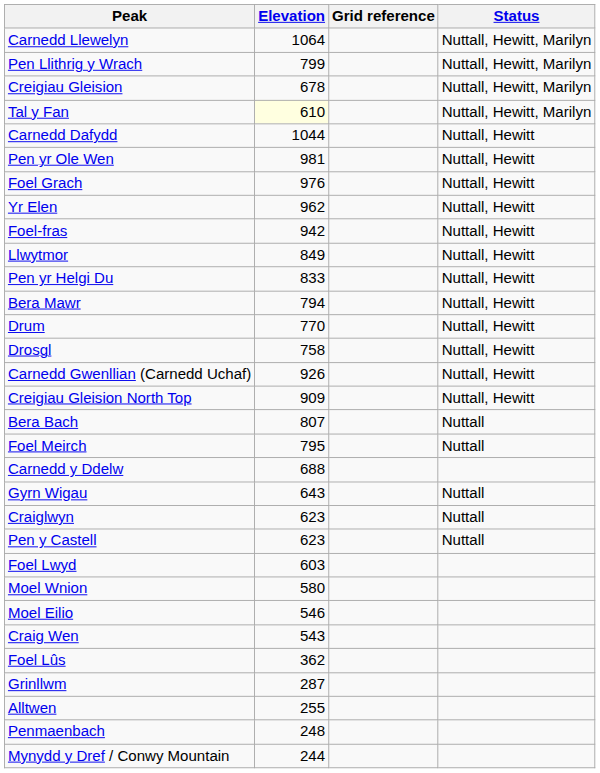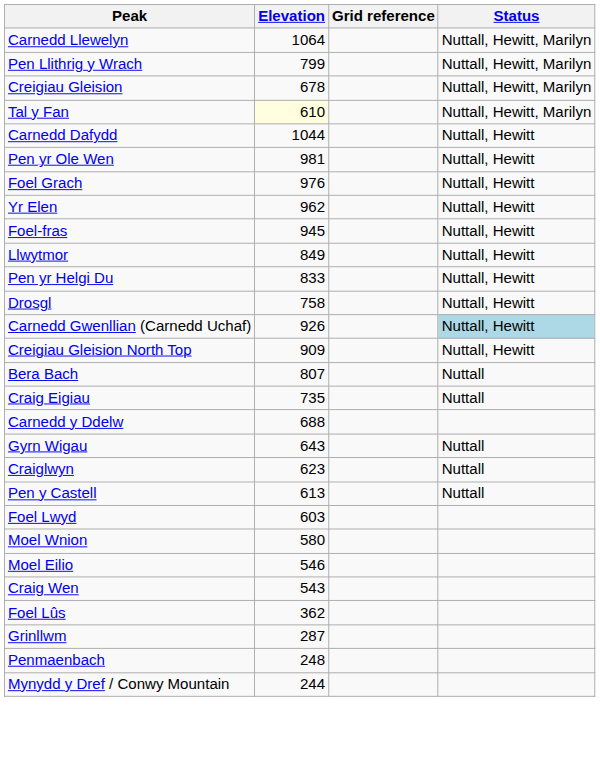(312, 231) 942 -> (312, 231) 945
- row: (44, 302)
- row: (26, 326)
(488, 374) no background -> (488, 326) lightblue background
- row: (47, 445)
+ row: (49, 398)
(312, 541) 623 -> (312, 493) 613
- row: (32, 708)
